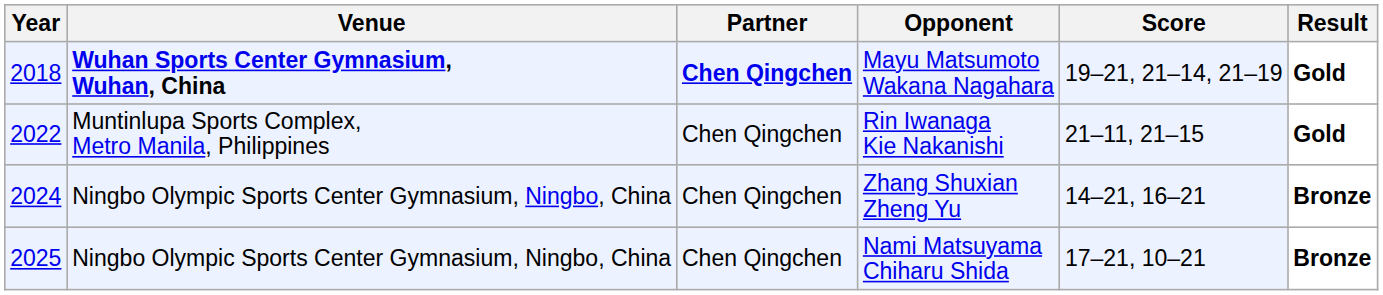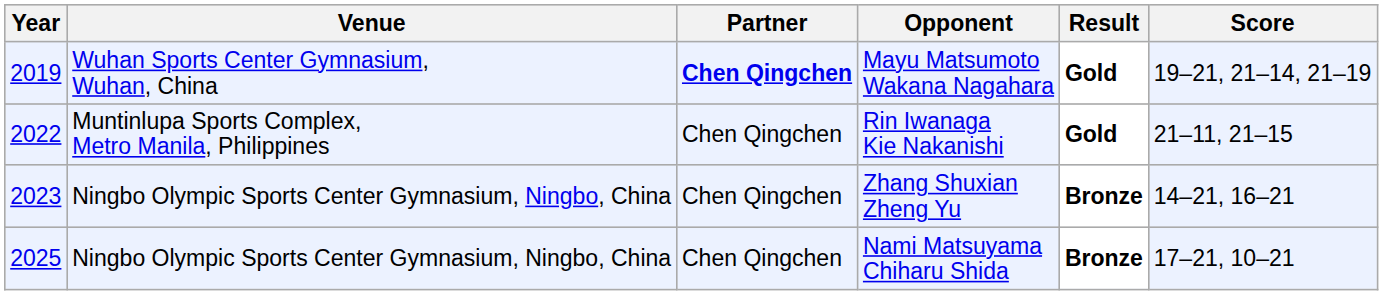columns swapped: (1174, 23) <-> (1332, 23)
(36, 73) 2018 -> (36, 73) 2019
(262, 73) bold -> (251, 73) normal
(36, 197) 2024 -> (36, 197) 2023
